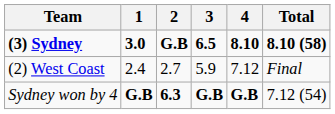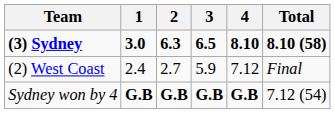(174, 43) G.B -> (170, 43) 6.3
(170, 95) 6.3 -> (174, 95) G.B
